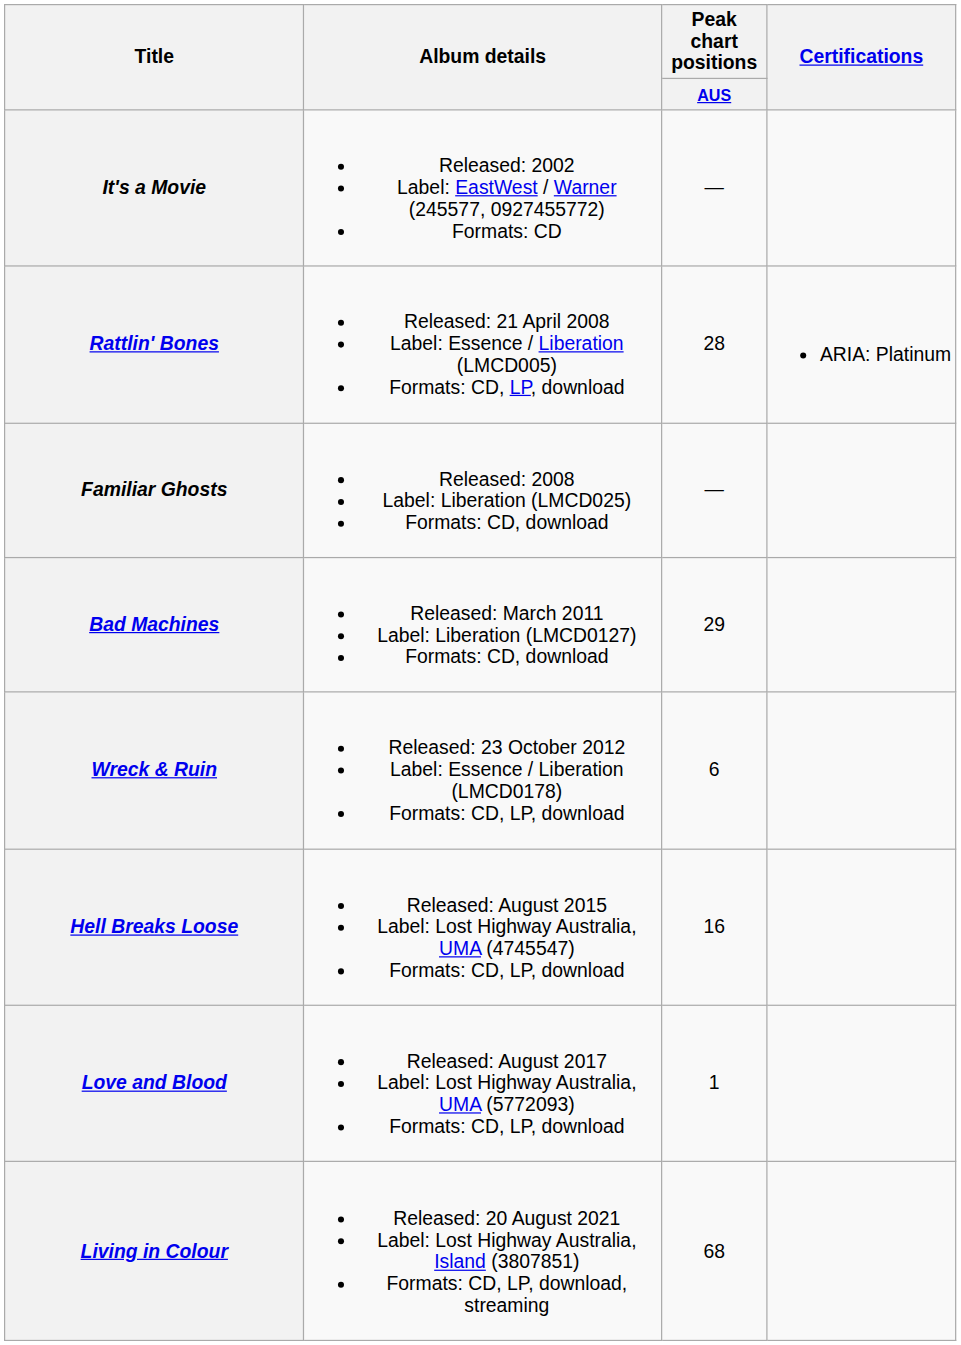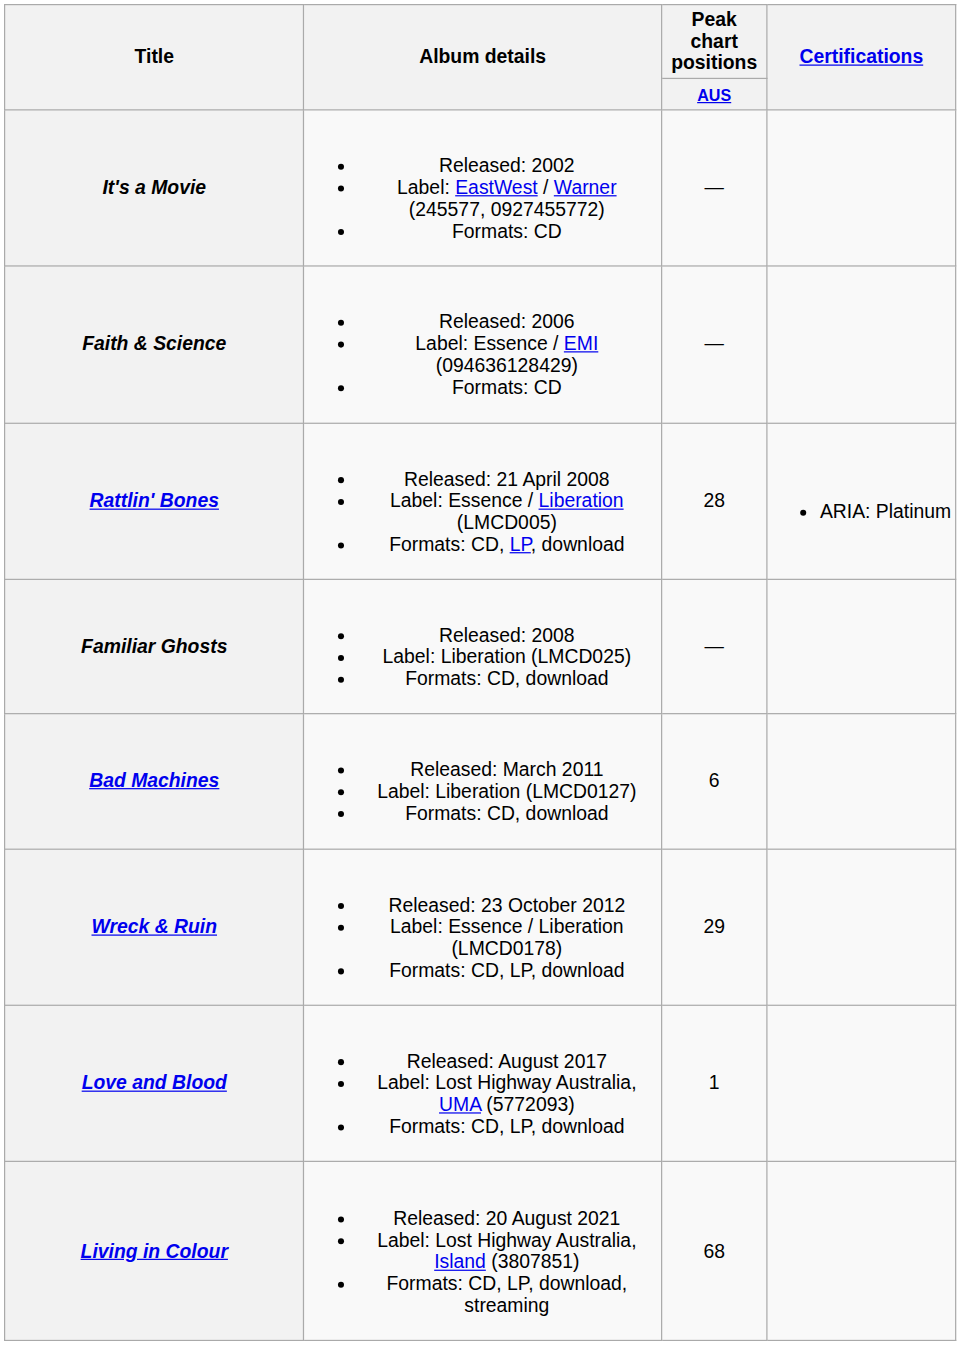+ row: (154, 344)
(714, 624) 29 -> (714, 781) 6
(714, 770) 6 -> (714, 926) 29
- row: (154, 926)
